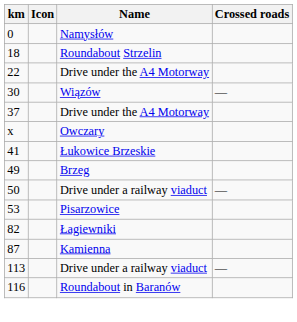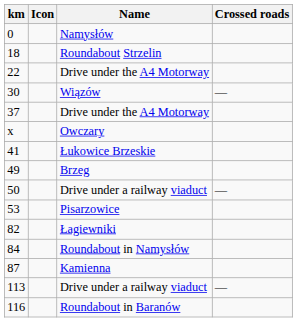+ row: (13, 248)
